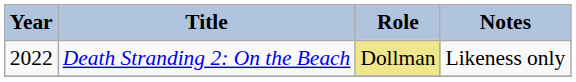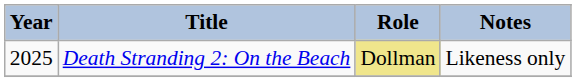(31, 57) 2022 -> (31, 57) 2025
